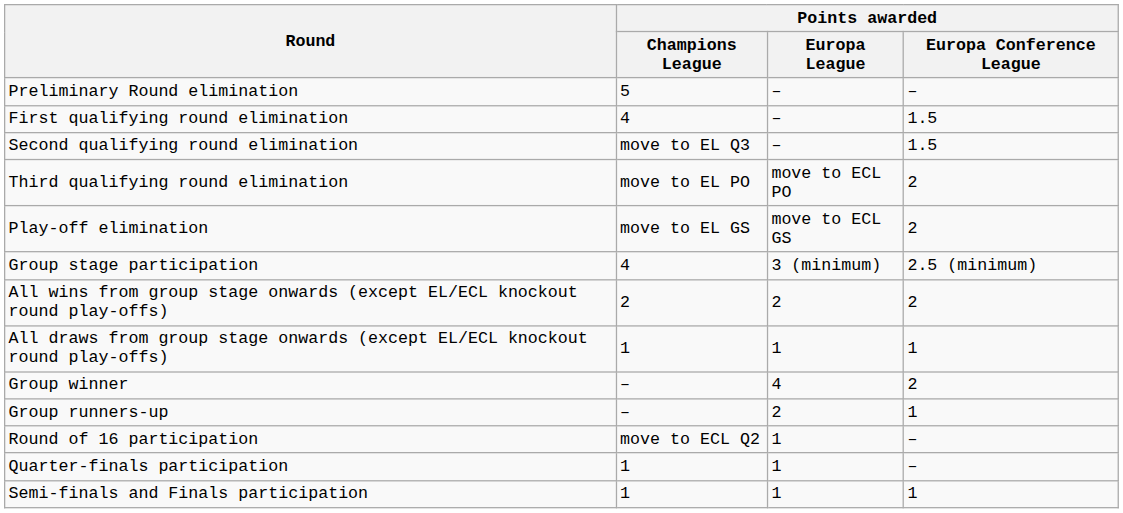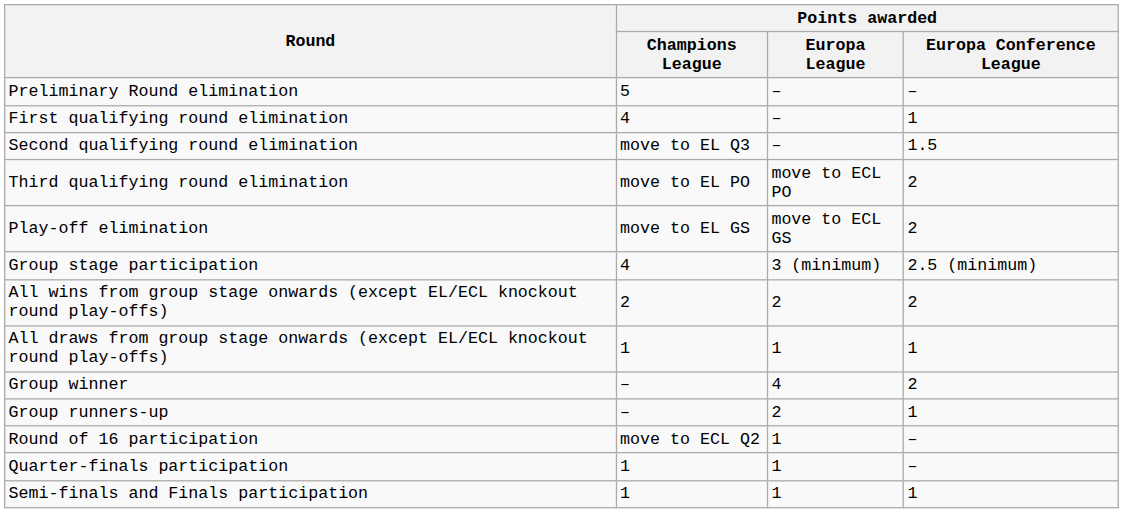(922, 119) 1.5 -> (912, 119) 1
